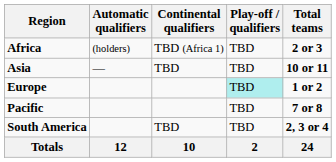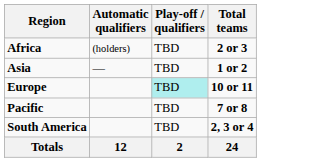- column: (189, 21)
(307, 68) 10 or 11 -> (232, 68) 1 or 2
(307, 87) 1 or 2 -> (232, 87) 10 or 11
